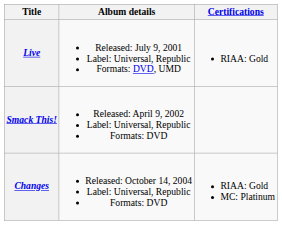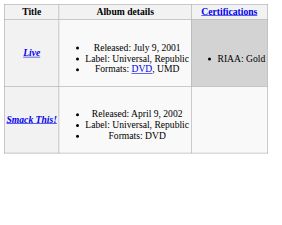(236, 58) no background -> (229, 58) lightgrey background
- row: (32, 186)
